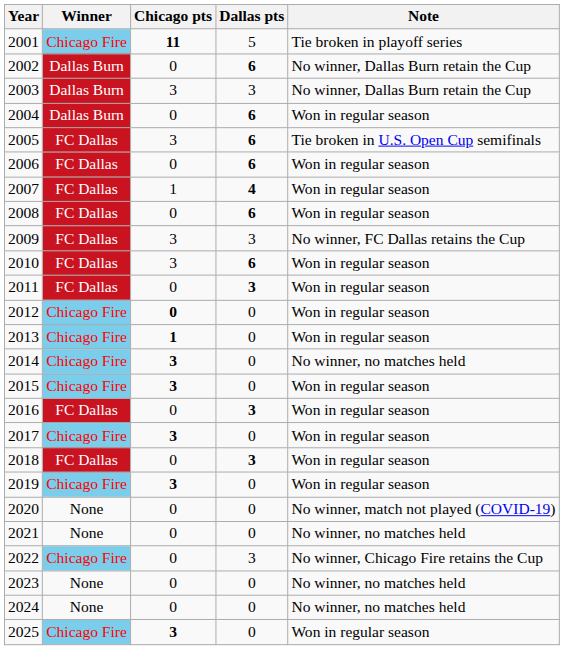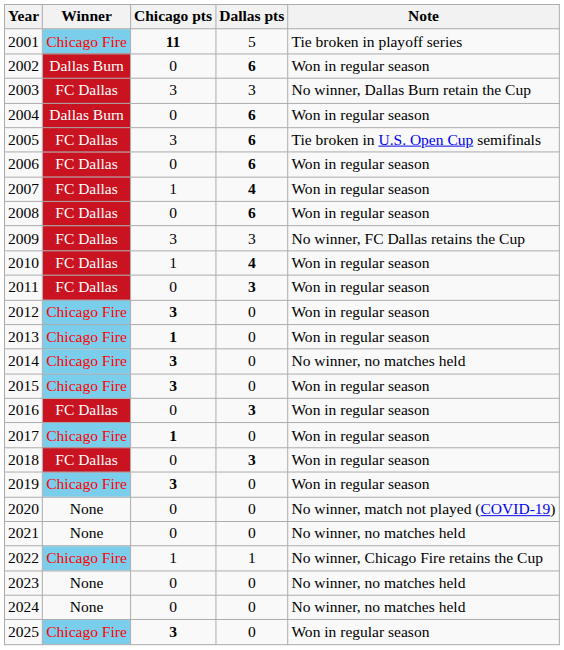(411, 66) No winner, Dallas Burn retain the Cup -> (360, 66) Won in regular season
(87, 90) Dallas Burn -> (87, 90) FC Dallas
(173, 262) 3 -> (173, 262) 1
(252, 262) 6 -> (252, 262) 4
(173, 312) 0 -> (173, 312) 3
(173, 435) 3 -> (173, 435) 1
(173, 558) 0 -> (173, 558) 1
(252, 558) 3 -> (252, 558) 1
